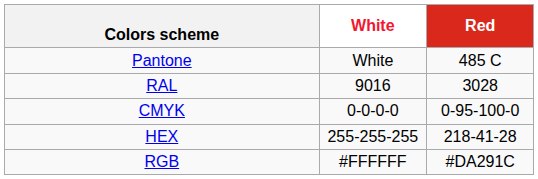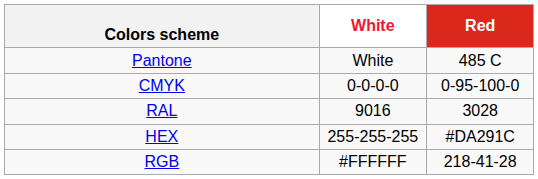rows swapped: (162, 85) <-> (162, 111)
(480, 136) 218-41-28 -> (480, 136) #DA291C
(480, 162) #DA291C -> (480, 162) 218-41-28
